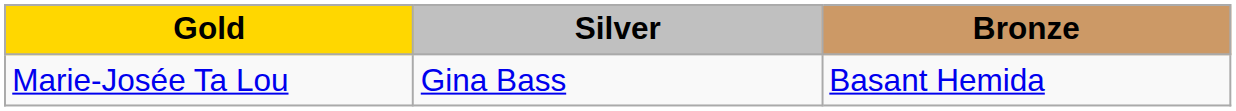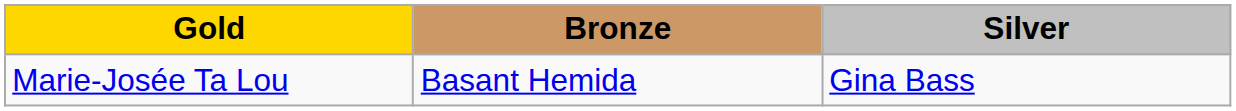columns swapped: (618, 29) <-> (1026, 29)
